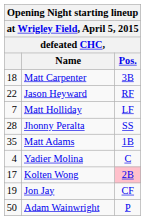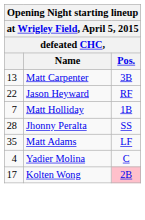(12, 77) 18 -> (12, 77) 13
(128, 110) LF -> (126, 110) 1B
(128, 142) 1B -> (126, 142) LF
- row: (39, 191)
- row: (62, 207)
